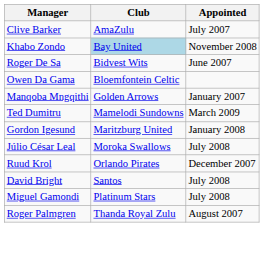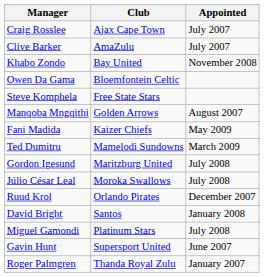+ row: (36, 29)
(118, 46) lightblue background -> (118, 63) no background
- row: (34, 63)
+ row: (42, 96)
(217, 96) January 2007 -> (216, 113) August 2007
+ row: (34, 130)
(217, 130) January 2008 -> (209, 163) July 2008
(209, 180) July 2008 -> (217, 213) January 2008
+ row: (32, 247)
(216, 213) August 2007 -> (217, 264) January 2007
